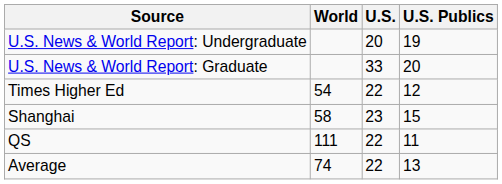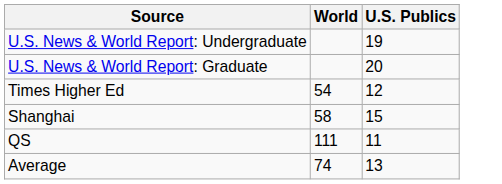- column: (381, 16)
